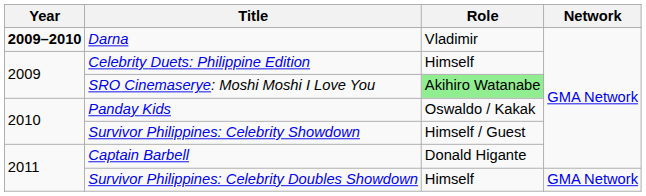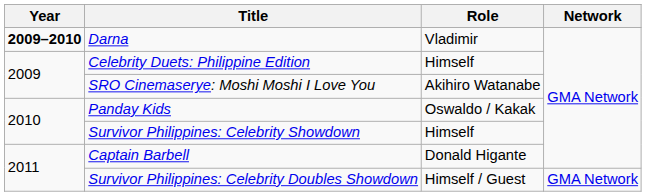(483, 86) lightgreen background -> (483, 86) no background
(475, 132) Himself / Guest -> (449, 132) Himself
(449, 179) Himself -> (475, 179) Himself / Guest
